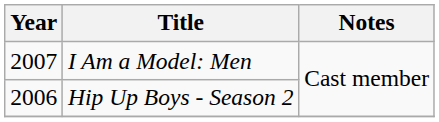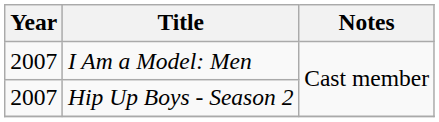(34, 97) 2006 -> (34, 97) 2007
